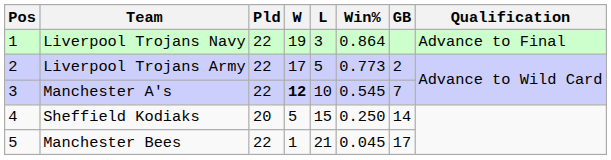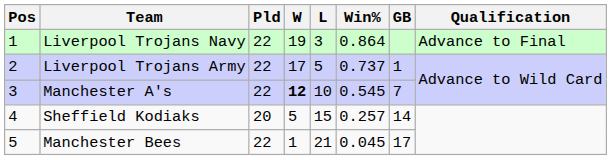(362, 67) 0.773 -> (362, 67) 0.737
(397, 67) 2 -> (397, 67) 1
(362, 117) 0.250 -> (362, 117) 0.257
